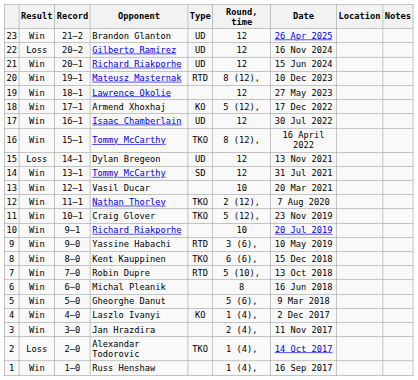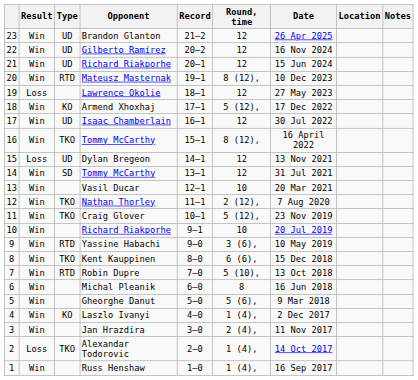columns swapped: (72, 16) <-> (200, 16)
(37, 50) Loss -> (37, 50) Win
(37, 92) Win -> (37, 92) Loss
